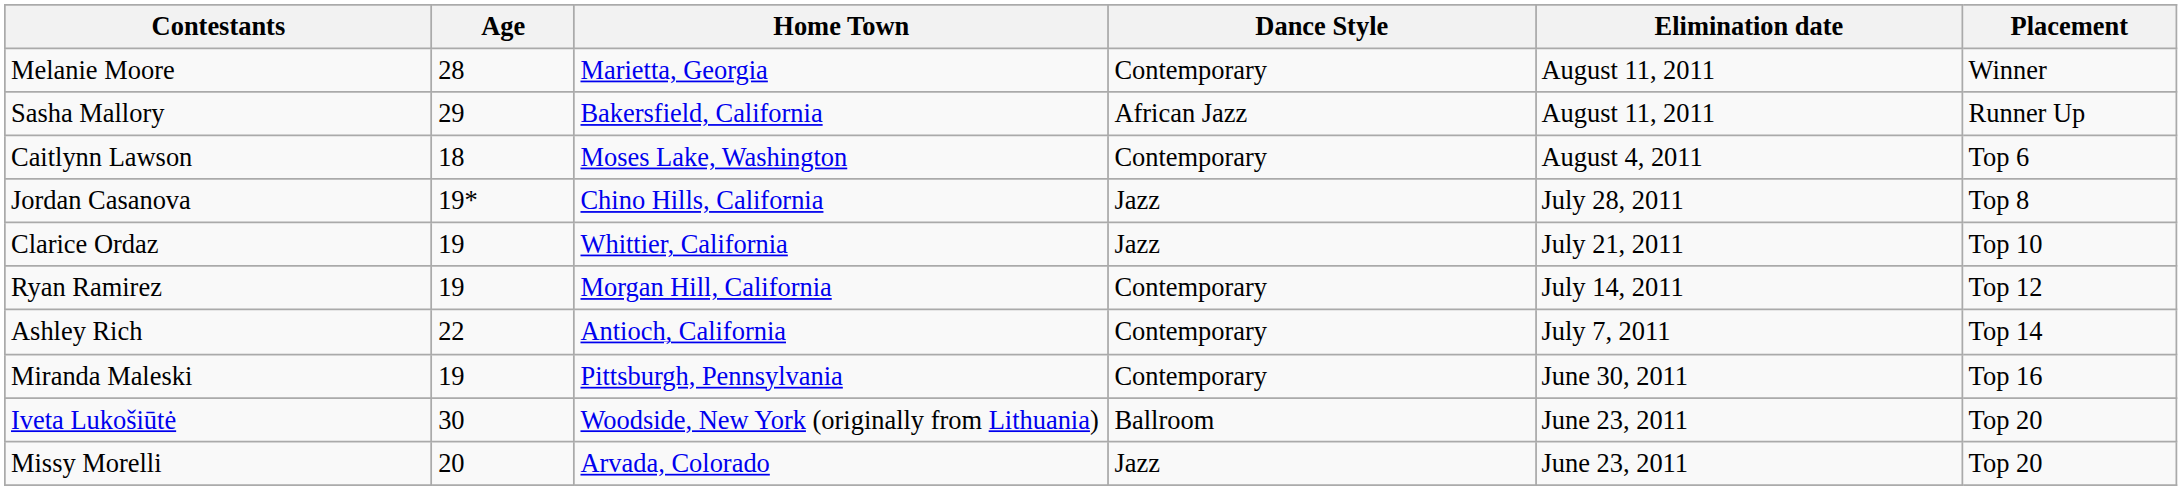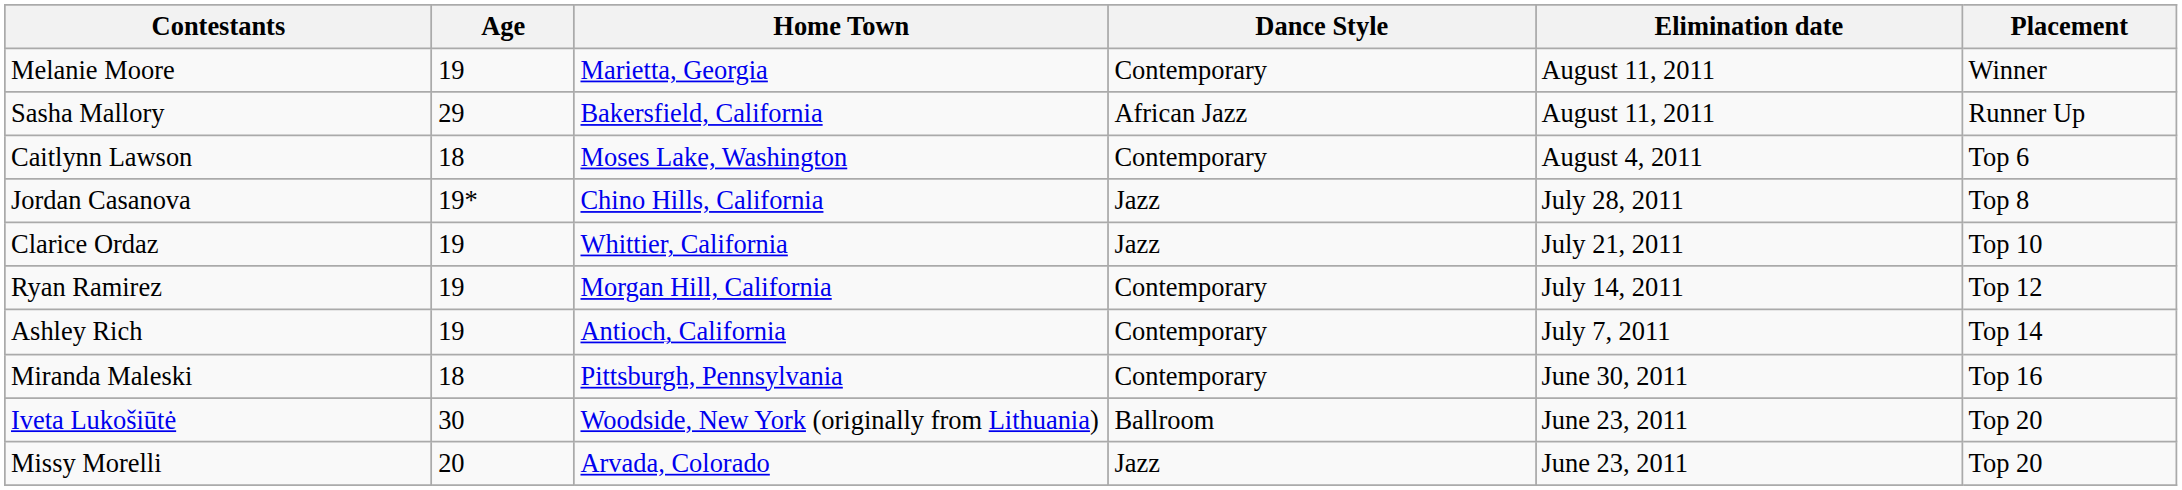(451, 70) 28 -> (451, 70) 19
(451, 331) 22 -> (451, 331) 19
(451, 375) 19 -> (451, 375) 18
